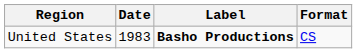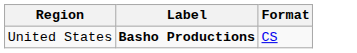- column: (135, 15)
